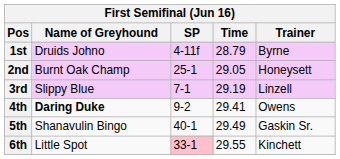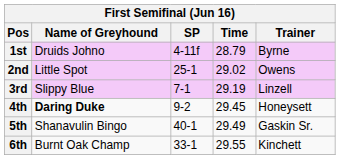(82, 70) Burnt Oak Champ -> (61, 70) Little Spot
(231, 70) 29.05 -> (231, 70) 29.02
(285, 70) Honeysett -> (277, 70) Owens
(231, 107) 29.41 -> (231, 107) 29.45
(277, 107) Owens -> (285, 107) Honeysett
(61, 145) Little Spot -> (82, 145) Burnt Oak Champ
(185, 145) pink background -> (185, 145) no background
